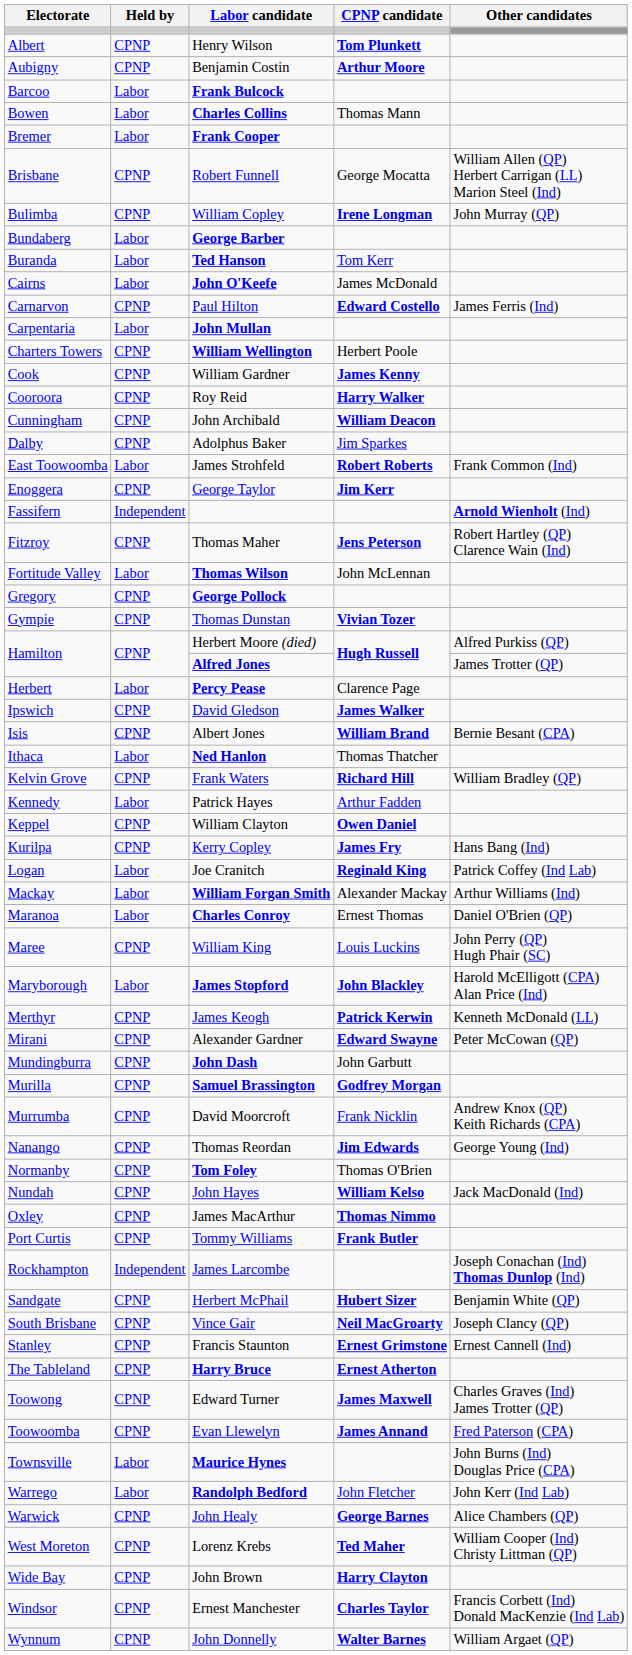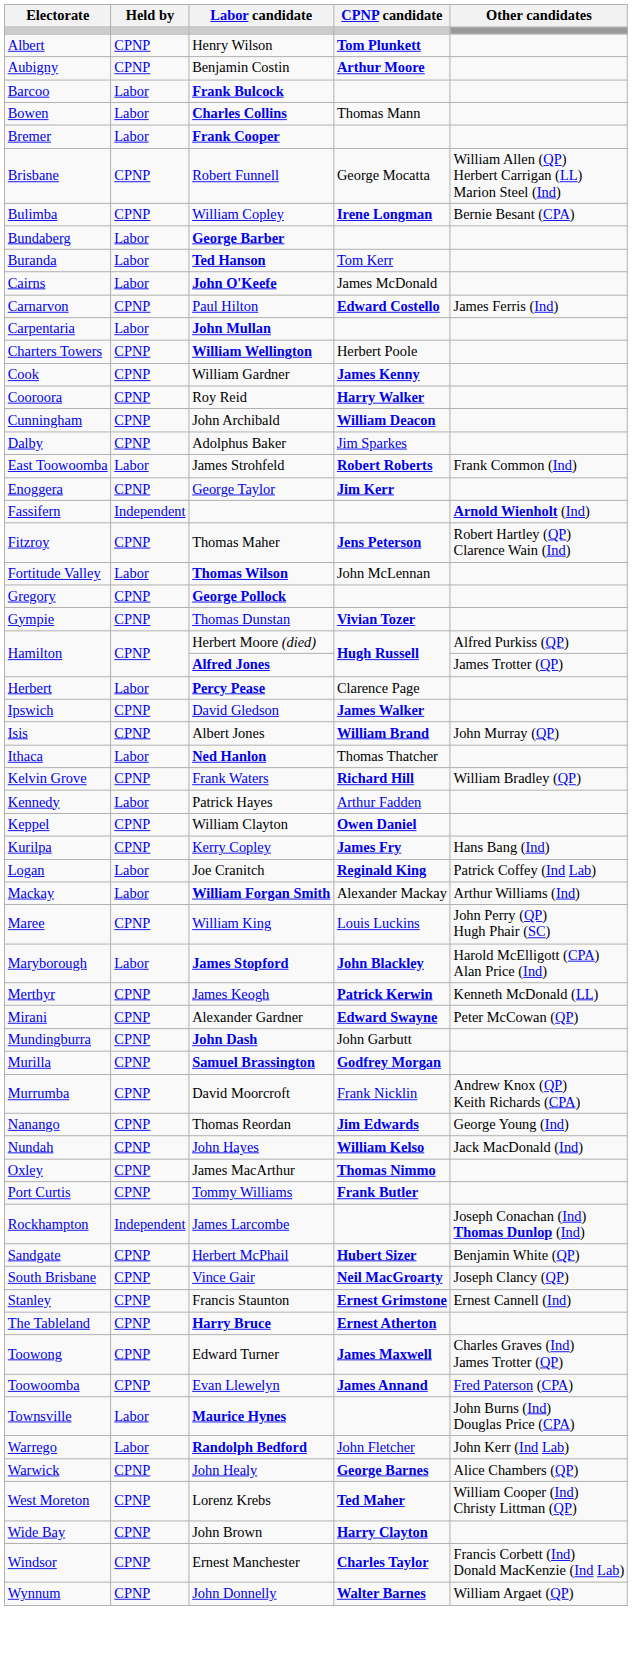(506, 214) John Murray (QP) -> (514, 214) Bernie Besant (CPA)
(514, 733) Bernie Besant (CPA) -> (506, 733) John Murray (QP)
- row: (33, 916)
- row: (39, 1170)
